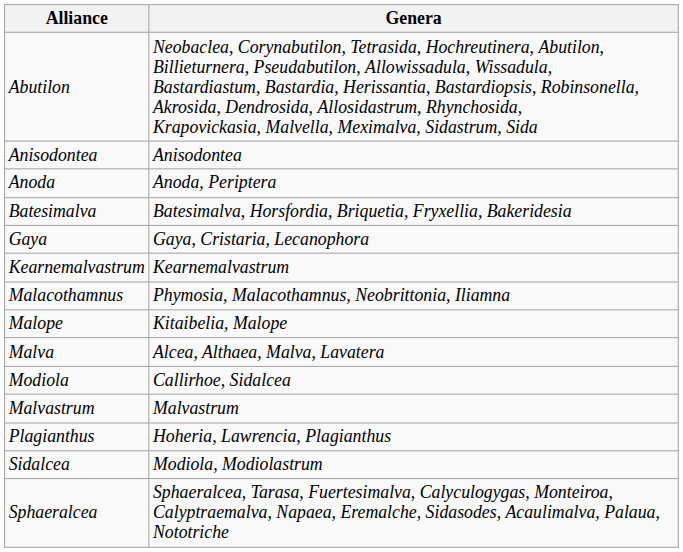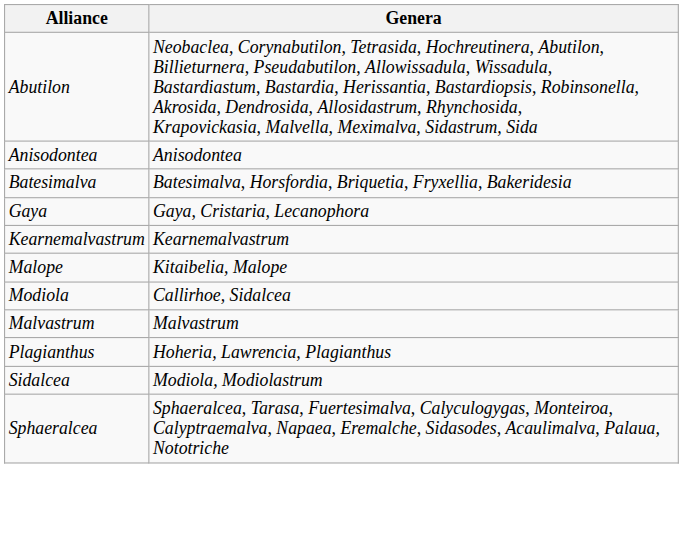- row: (32, 183)
- row: (66, 295)
- row: (31, 351)
